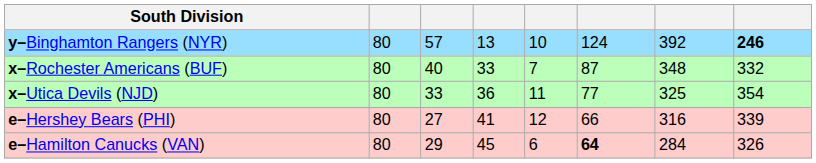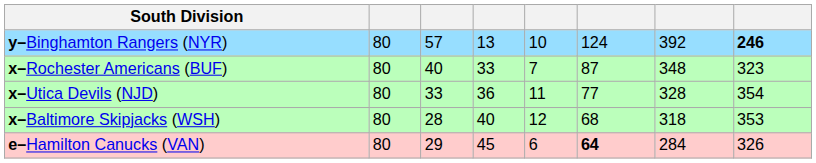(751, 68) 332 -> (751, 68) 323
(672, 94) 325 -> (672, 94) 328
+ row: (114, 119)
- row: (92, 119)
